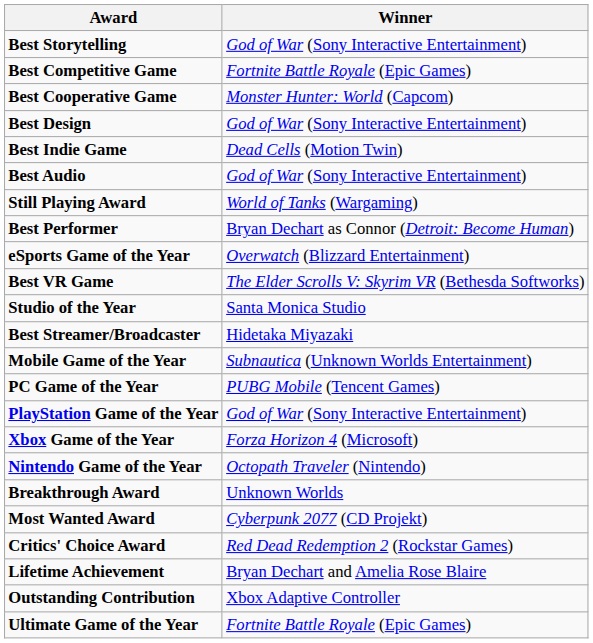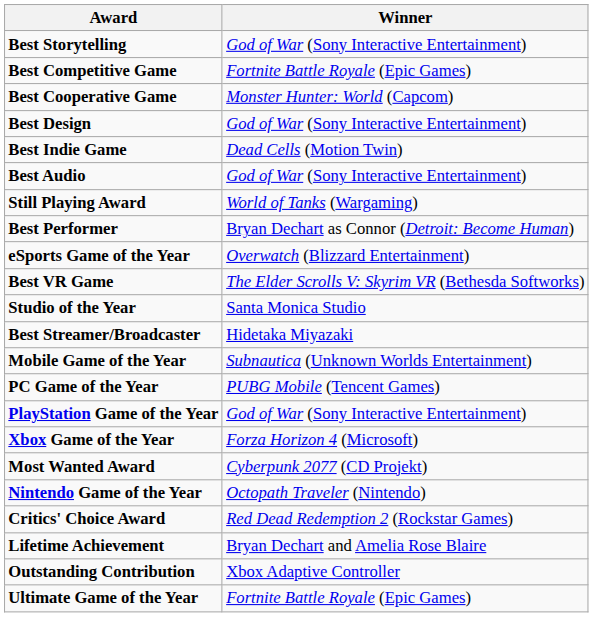rows swapped: (105, 466) <-> (82, 519)
- row: (84, 492)
